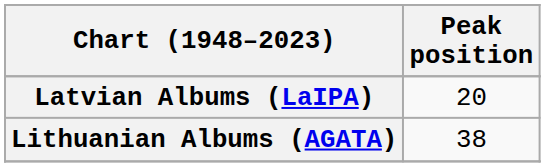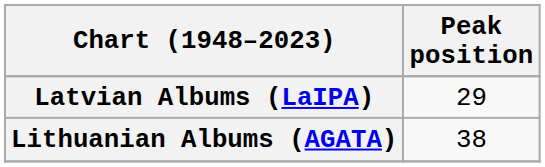(471, 98) 20 -> (471, 98) 29
